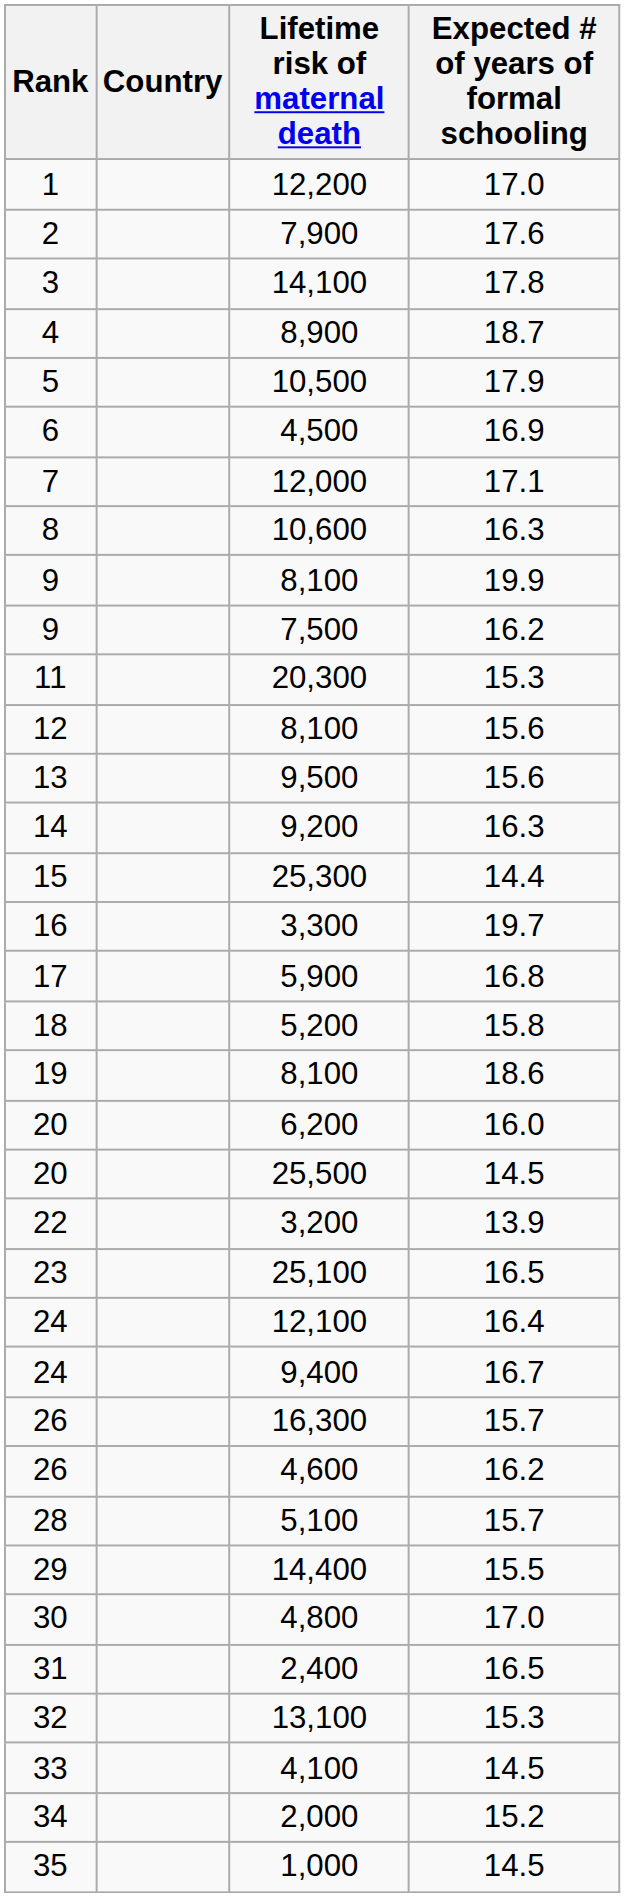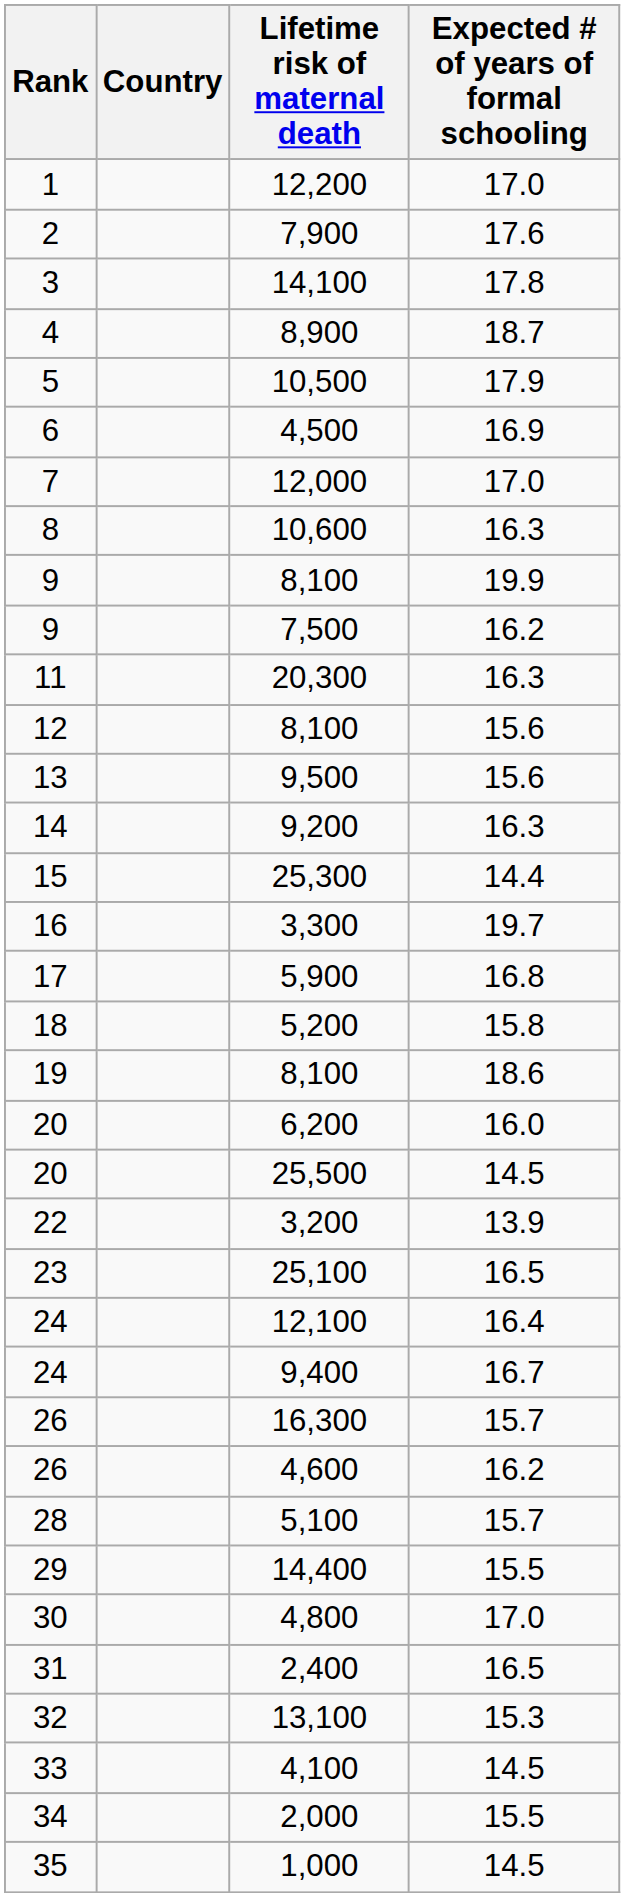(514, 480) 17.1 -> (514, 480) 17.0
(514, 678) 15.3 -> (514, 678) 16.3
(514, 1816) 15.2 -> (514, 1816) 15.5
